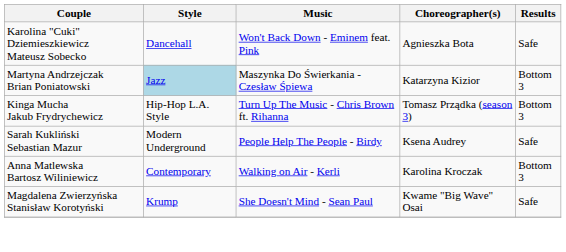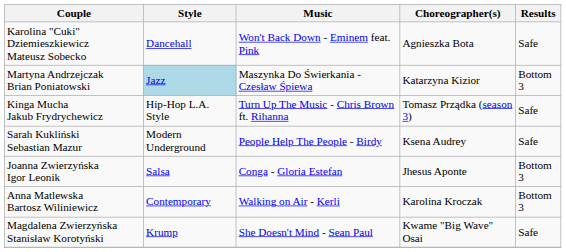(535, 110) Bottom 3 -> (528, 110) Safe
+ row: (53, 171)
